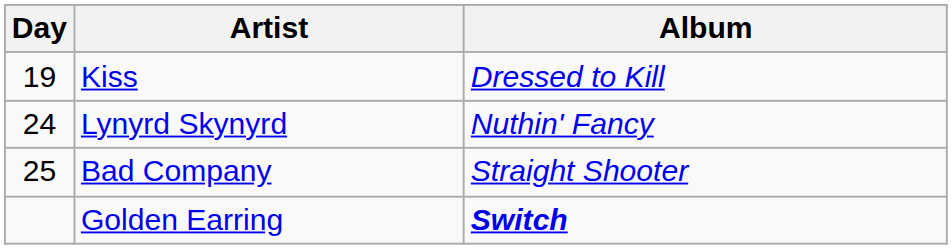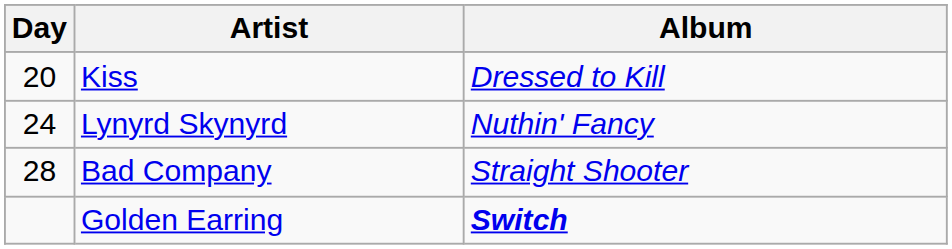(39, 76) 19 -> (39, 76) 20
(39, 171) 25 -> (39, 171) 28
